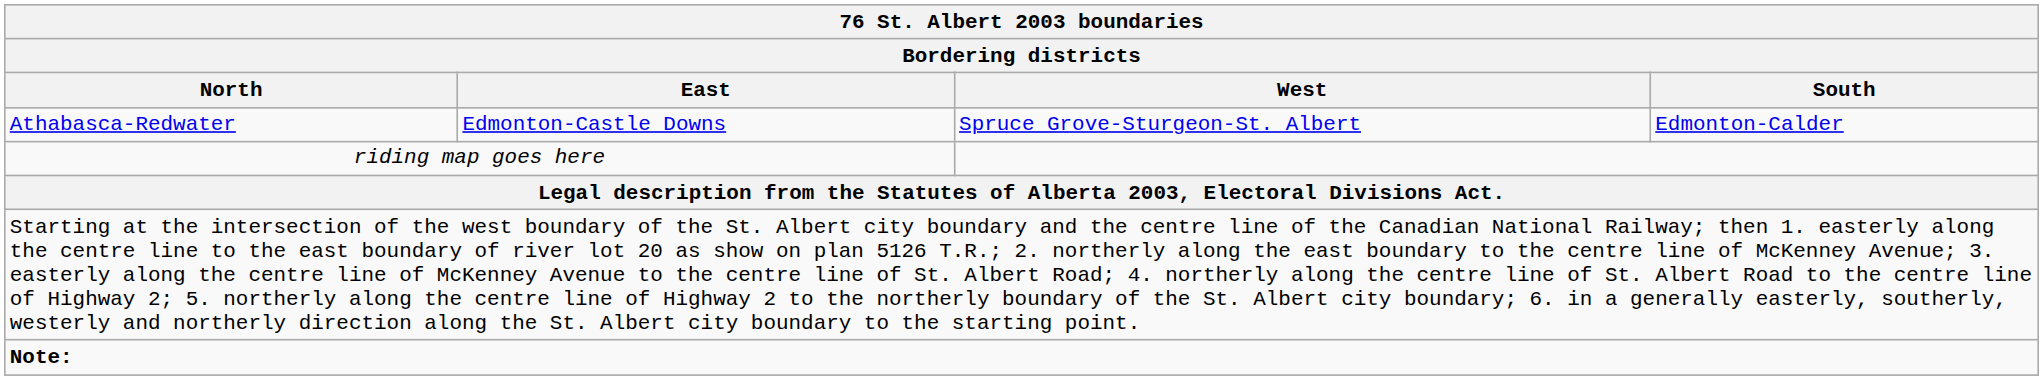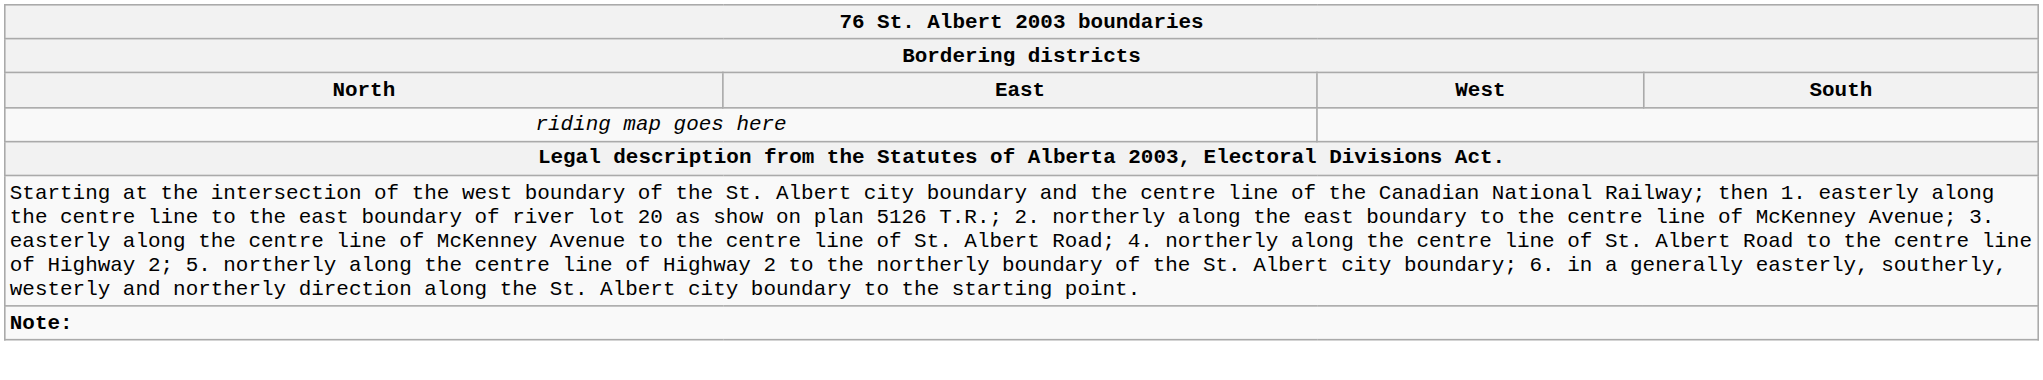- row: (123, 124)
